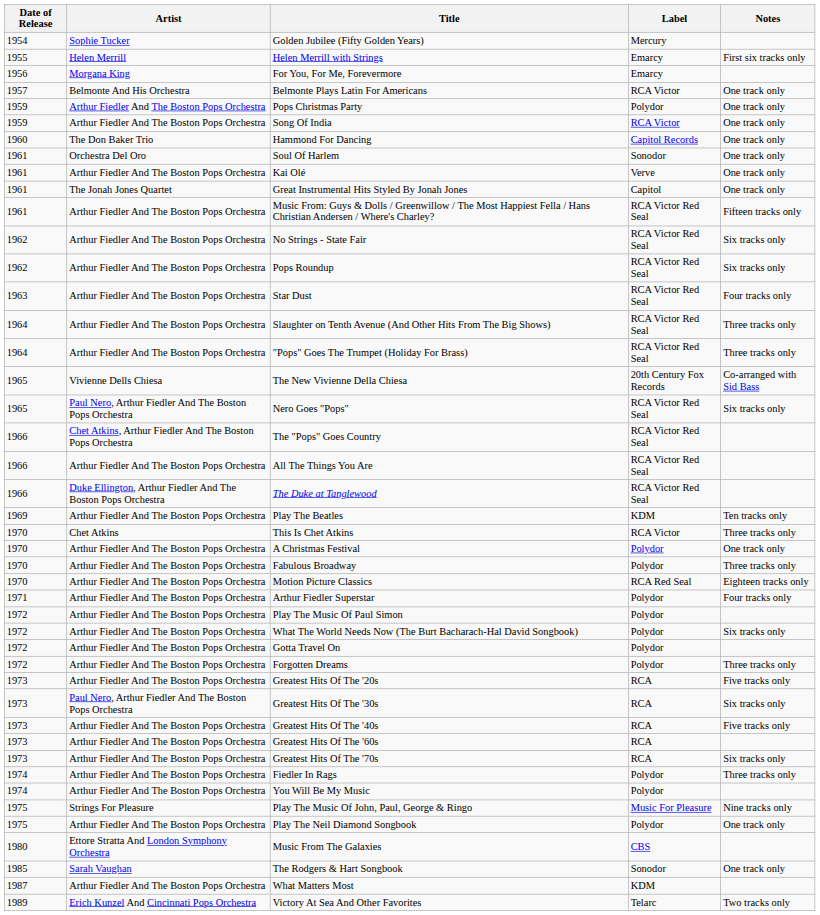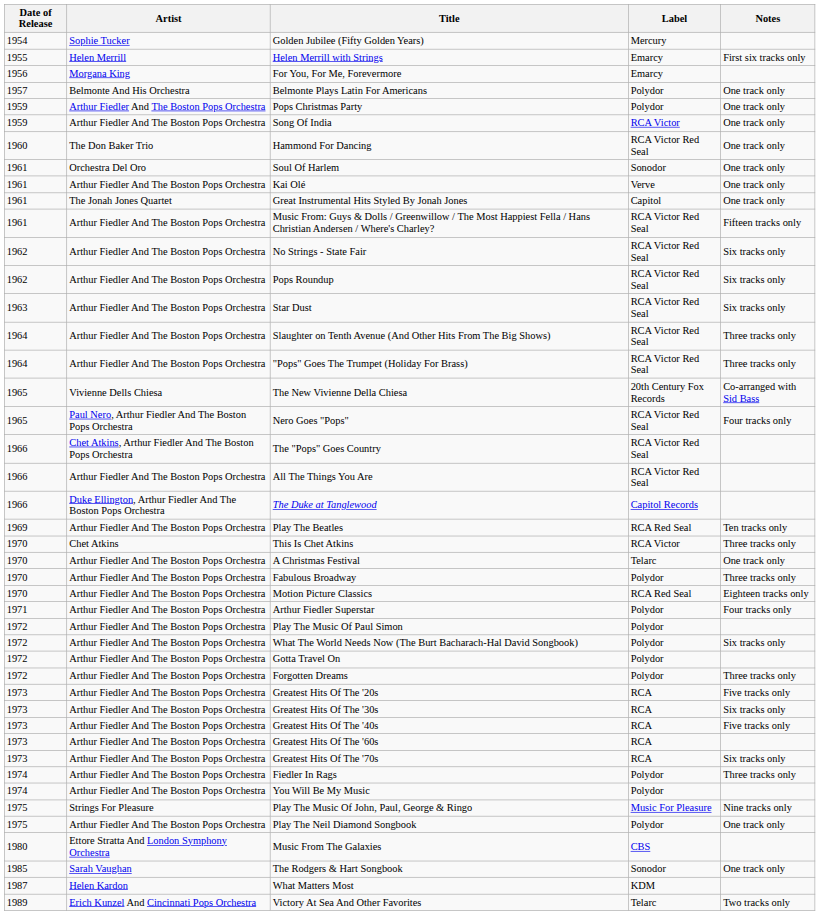(655, 90) RCA Victor -> (647, 90) Polydor
(664, 139) Capitol Records -> (665, 145) RCA Victor Red Seal
(757, 296) Four tracks only -> (754, 308) Six tracks only
(754, 409) Six tracks only -> (757, 420) Four tracks only
(665, 493) RCA Victor Red Seal -> (664, 505) Capitol Records
(643, 516) KDM -> (661, 527) RCA Red Seal
(647, 548) Polydor -> (644, 560) Telarc
(158, 703) Paul Nero, Arthur Fiedler And The Boston Pops Orchestra -> (167, 709) Arthur Fiedler And The Boston Pops Orchestra
(167, 885) Arthur Fiedler And The Boston Pops Orchestra -> (99, 885) Helen Kardon
